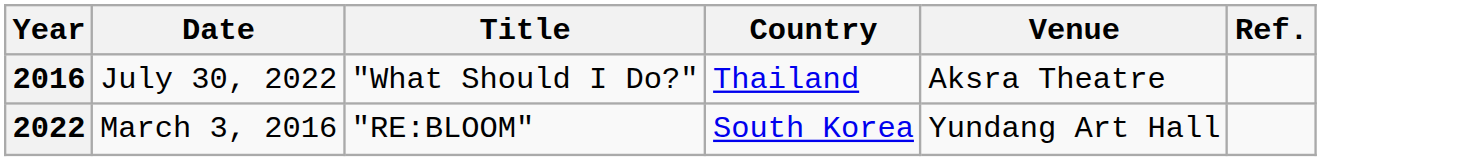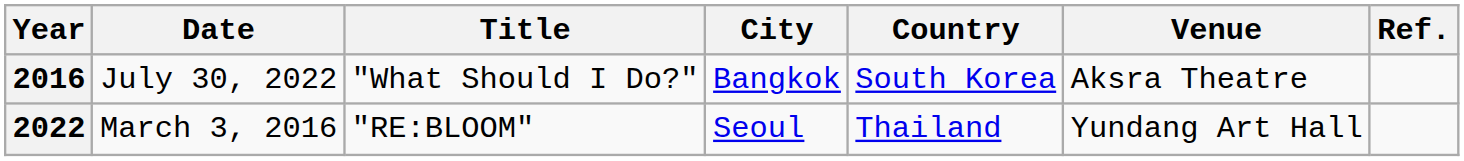+ column: (777, 30)
(786, 80) Thailand -> (956, 80) South Korea
(814, 129) South Korea -> (928, 129) Thailand
